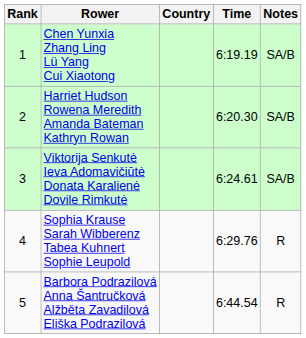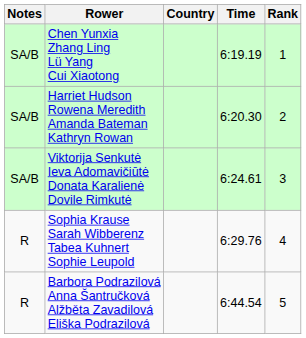columns swapped: (23, 14) <-> (281, 14)
